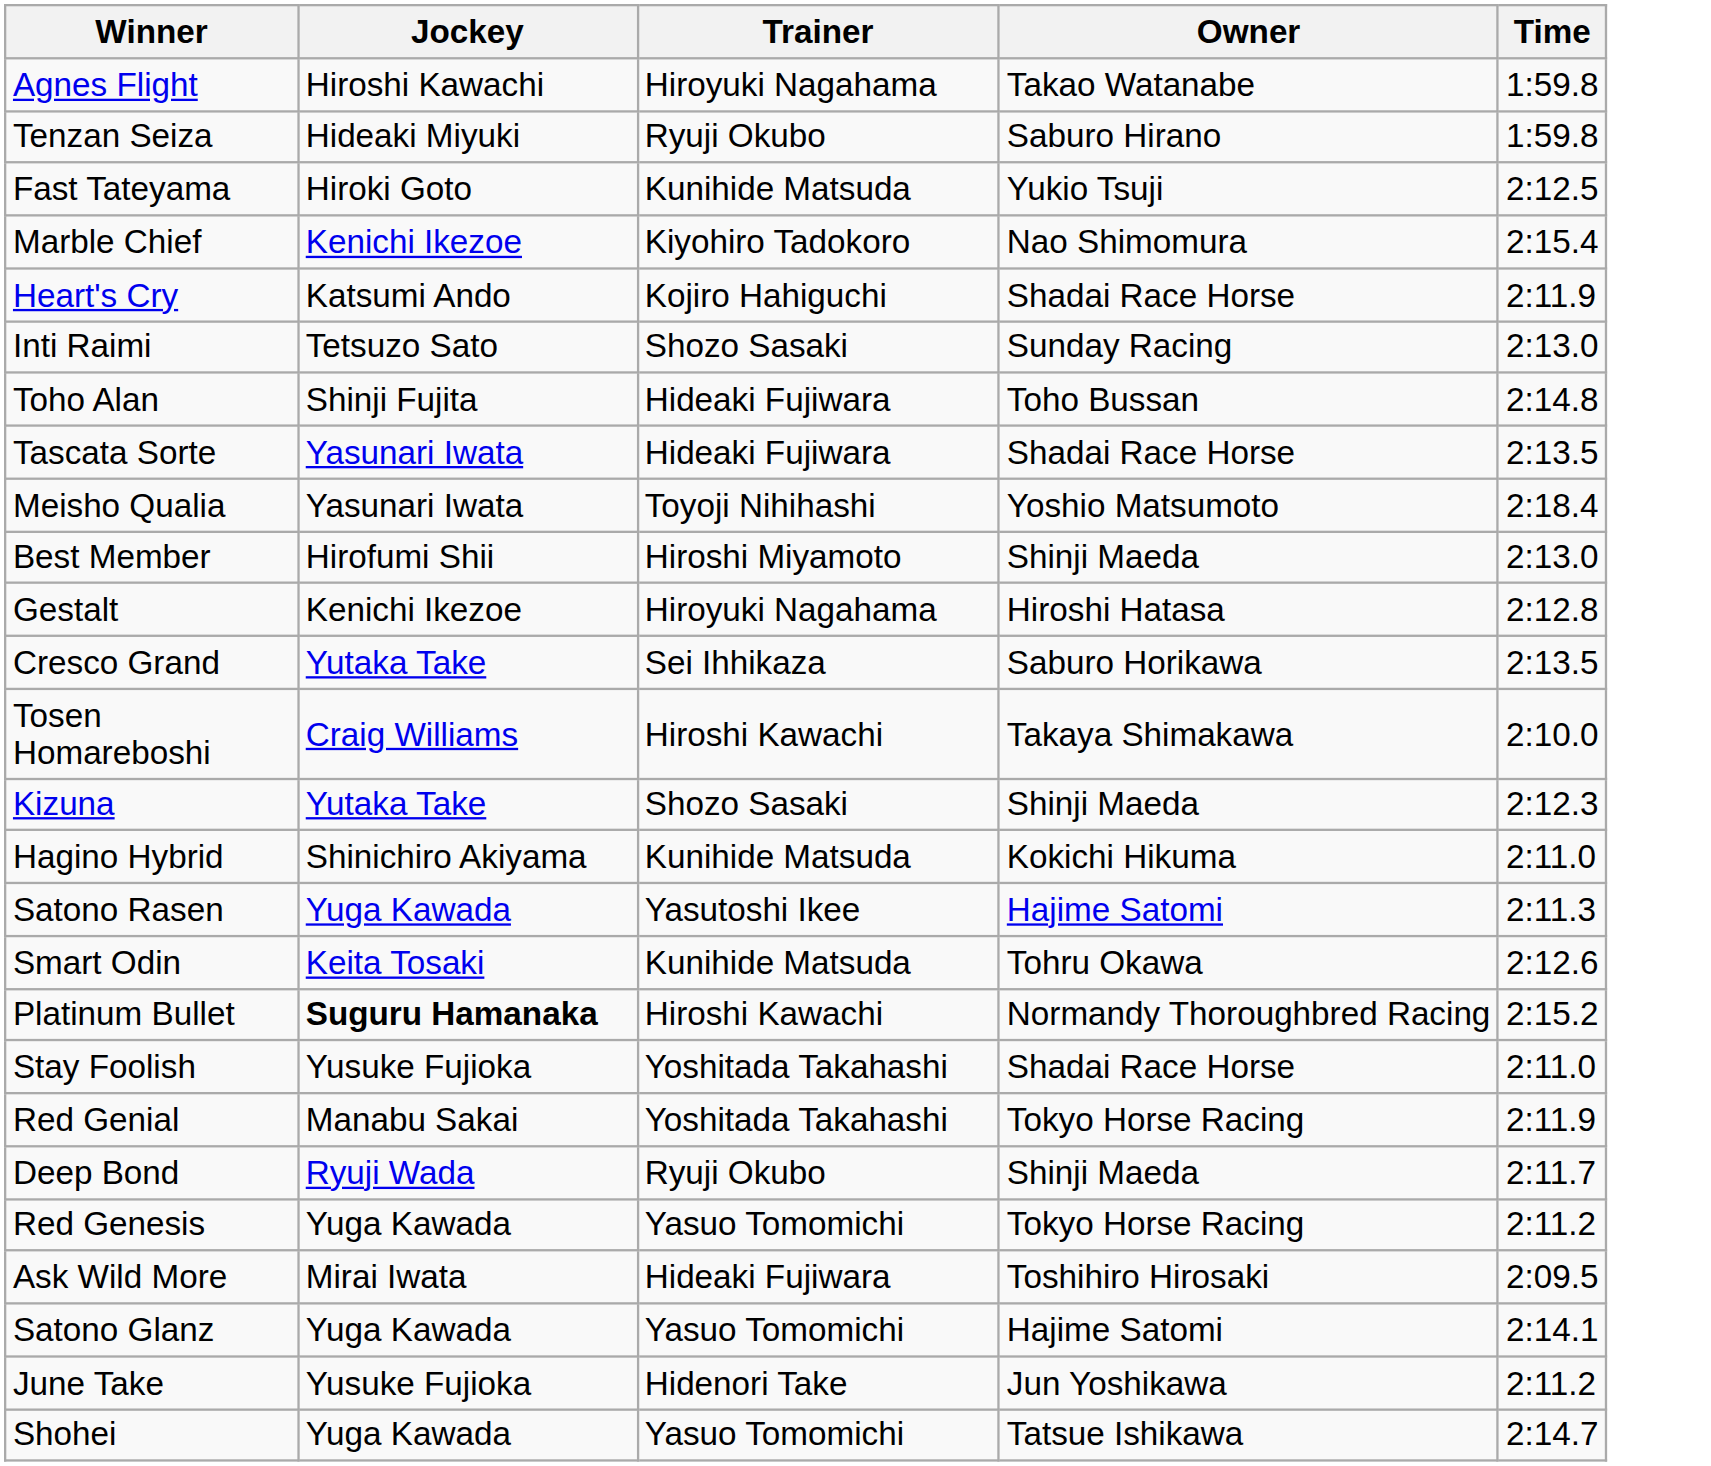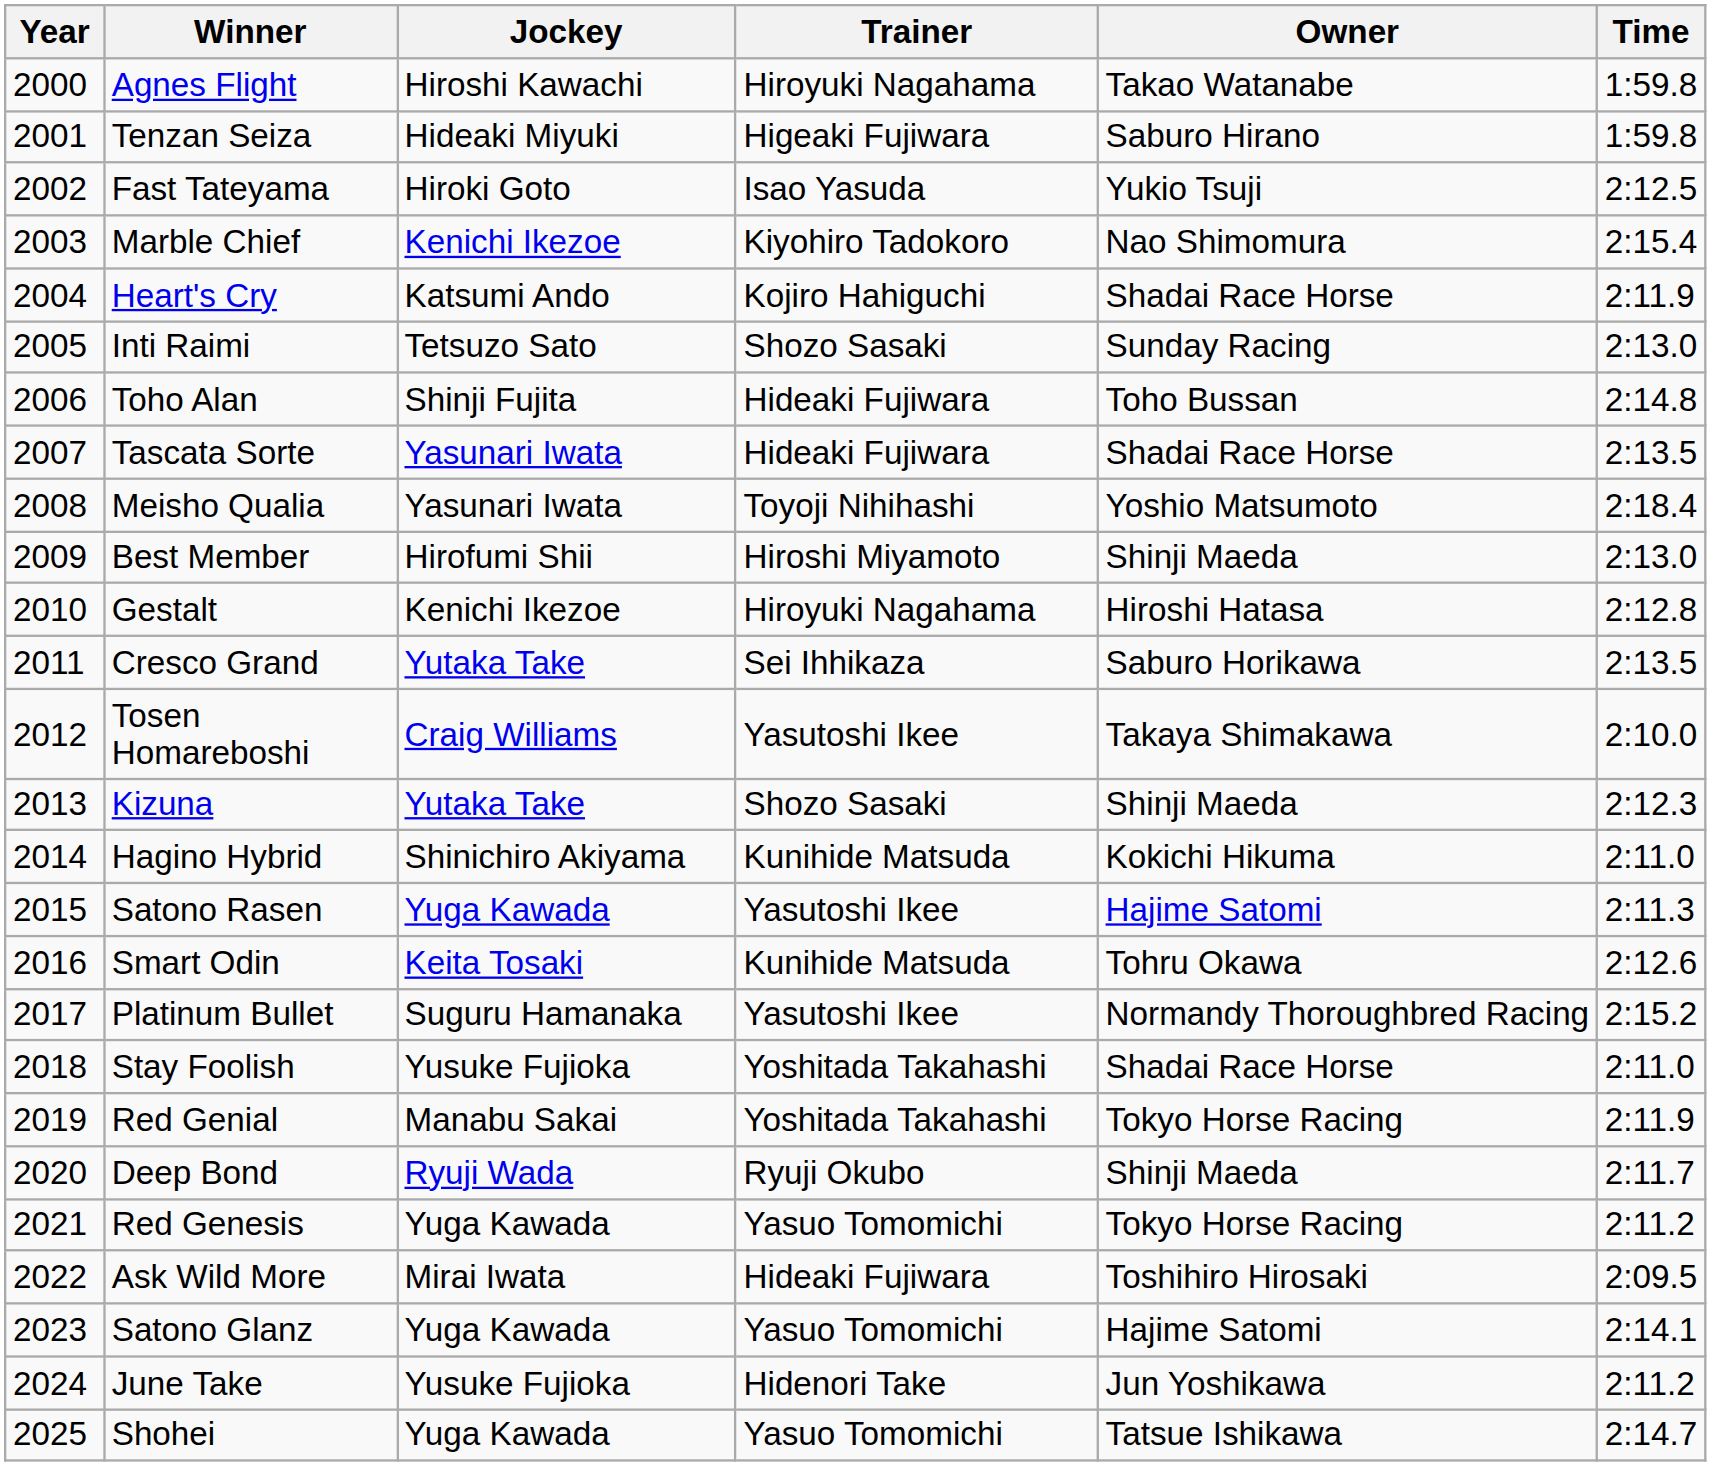+ column: (55, 32)
(735, 137) Ryuji Okubo -> (866, 137) Higeaki Fujiwara
(778, 189) Kunihide Matsuda -> (834, 189) Isao Yasuda
(764, 733) Hiroshi Kawachi -> (851, 733) Yasutoshi Ikee
(452, 1015) bold -> (543, 1015) normal
(764, 1015) Hiroshi Kawachi -> (851, 1015) Yasutoshi Ikee
